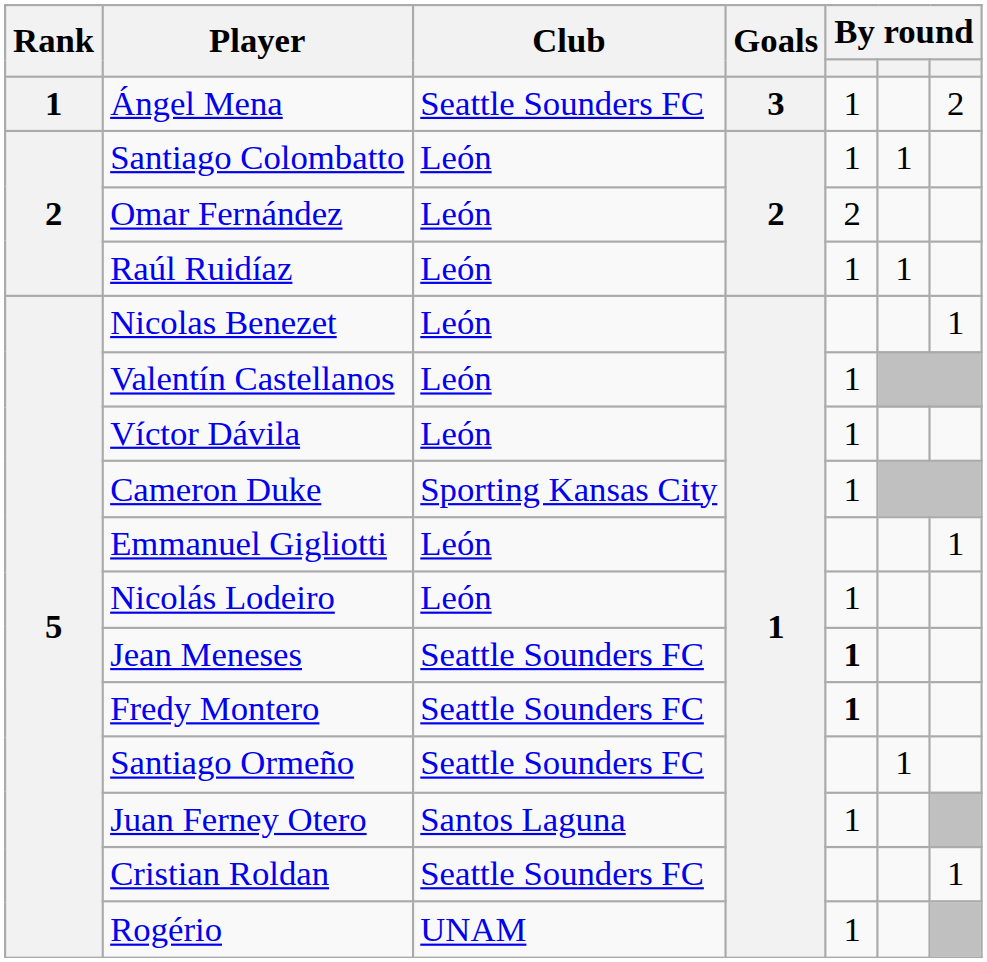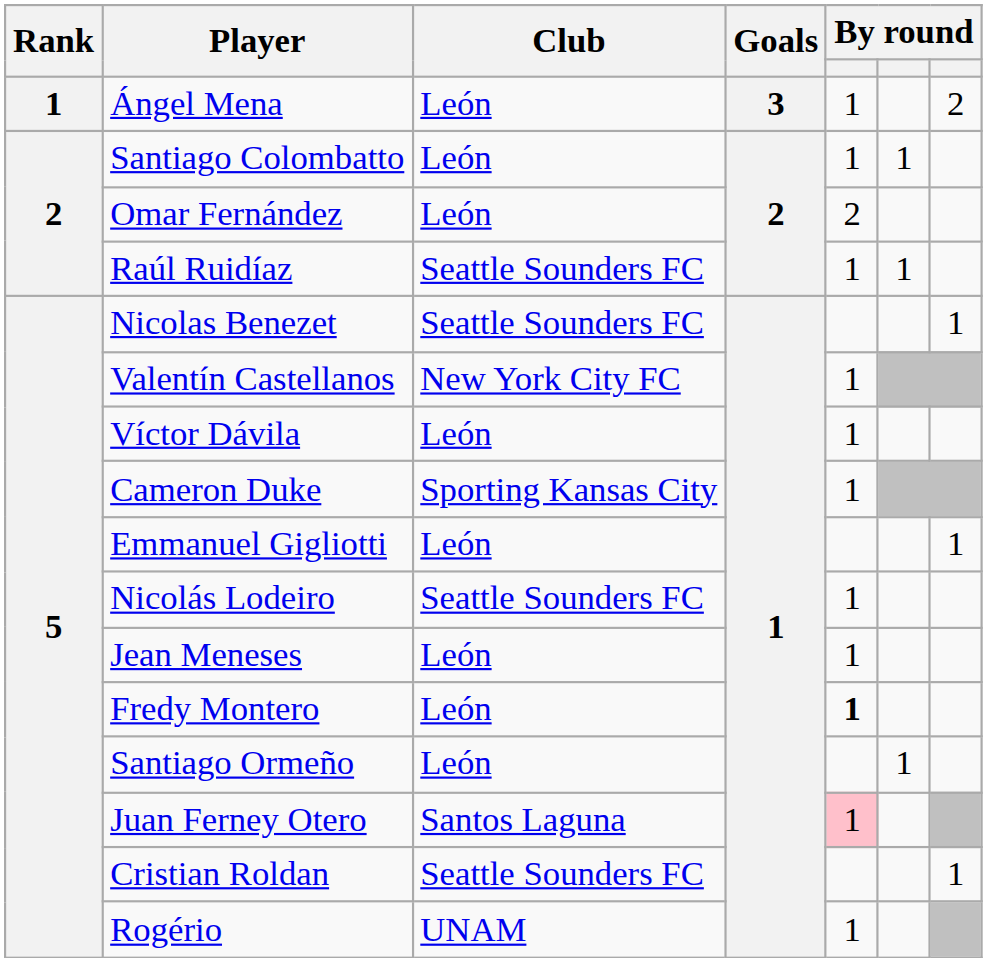(562, 103) Seattle Sounders FC -> (456, 103) León
(456, 268) León -> (562, 268) Seattle Sounders FC
(456, 323) León -> (562, 323) Seattle Sounders FC
(456, 378) León -> (551, 378) New York City FC
(456, 598) León -> (562, 598) Seattle Sounders FC
(562, 653) Seattle Sounders FC -> (456, 653) León
(852, 653) bold -> (852, 653) normal
(562, 708) Seattle Sounders FC -> (456, 708) León
(562, 763) Seattle Sounders FC -> (456, 763) León
(852, 818) no background -> (852, 818) pink background
